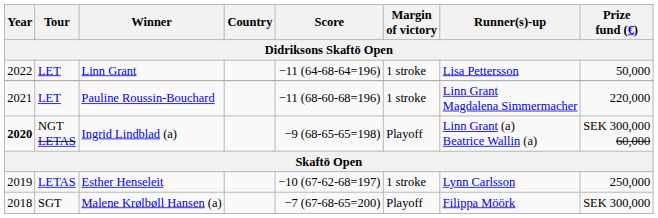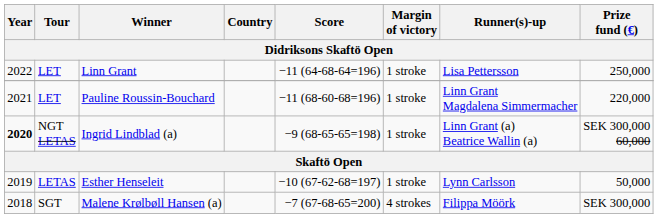(633, 70) 50,000 -> (630, 70) 250,000
(404, 134) Playoff -> (406, 134) 1 stroke
(630, 182) 250,000 -> (633, 182) 50,000
(404, 203) Playoff -> (409, 203) 4 strokes
